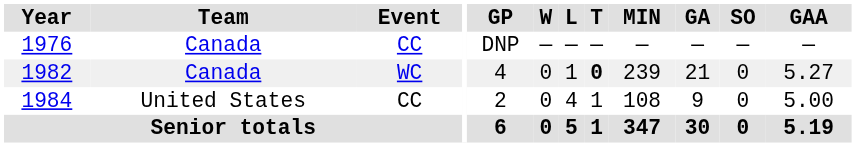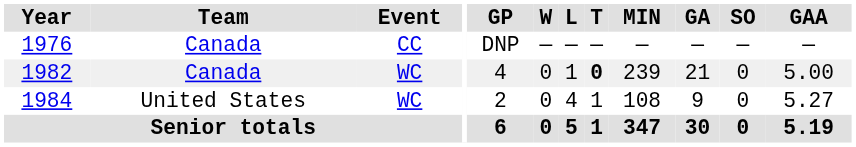(809, 73) 5.27 -> (809, 73) 5.00
(410, 101) CC -> (410, 101) WC
(809, 101) 5.00 -> (809, 101) 5.27
